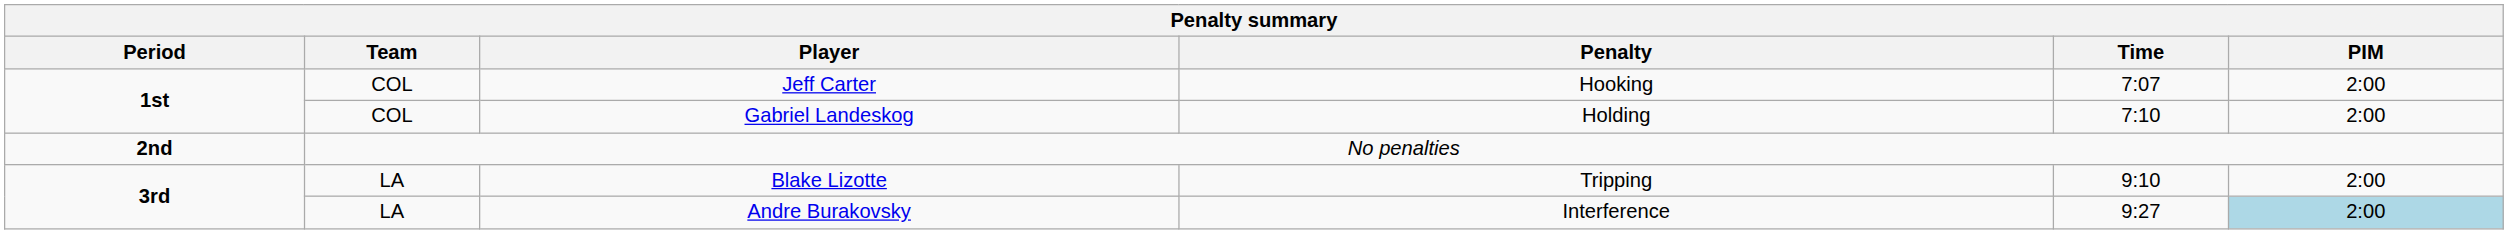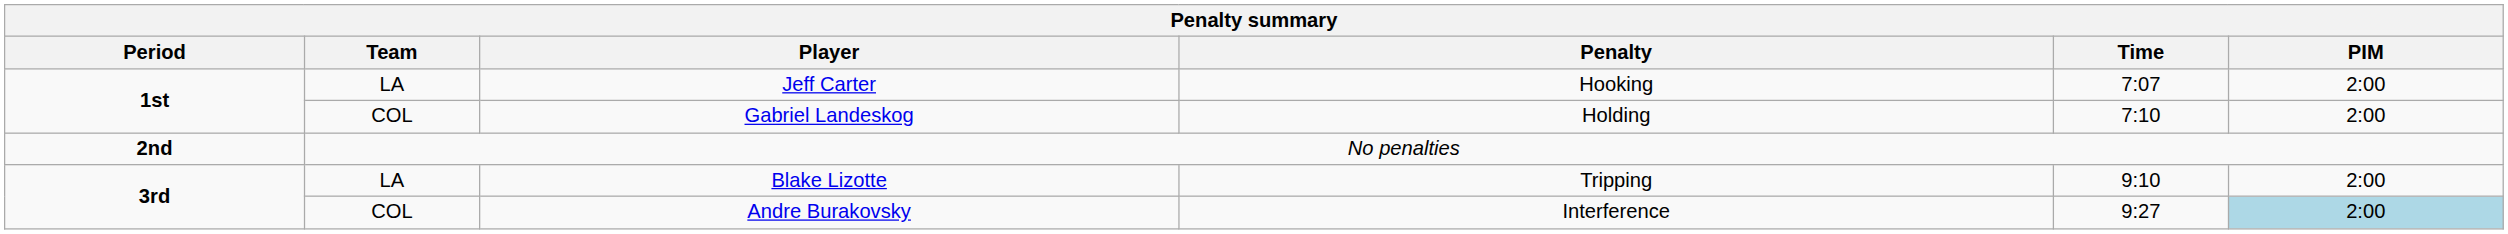(392, 84) COL -> (392, 84) LA
(392, 212) LA -> (392, 212) COL
